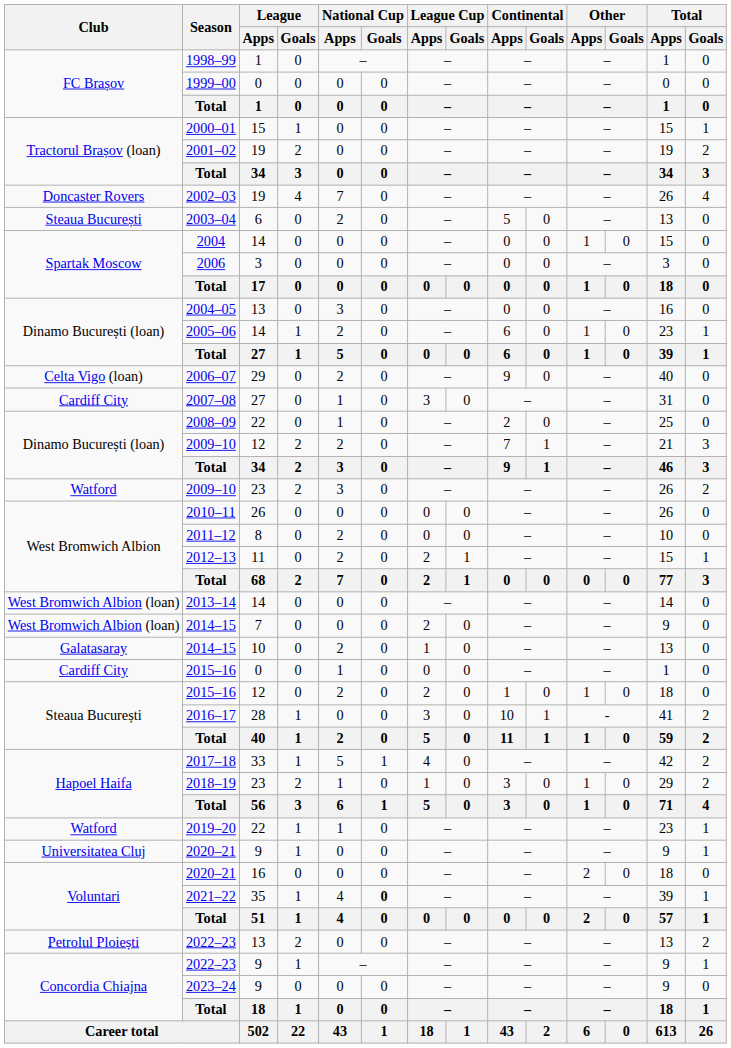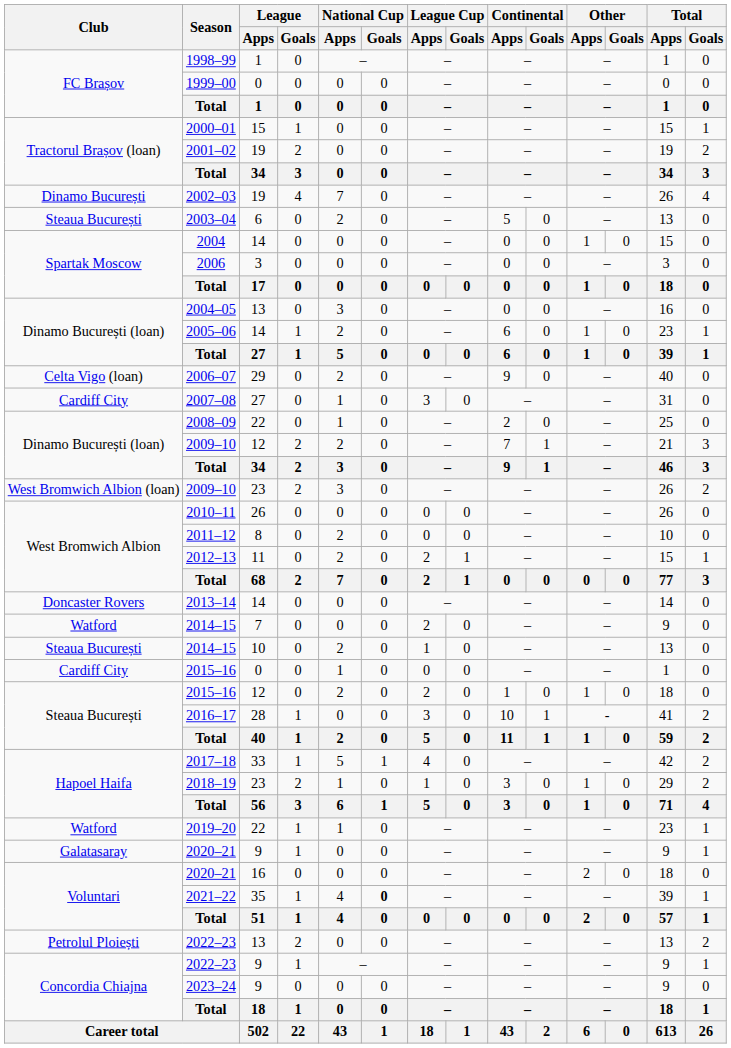(94, 196) Doncaster Rovers -> (94, 196) Dinamo București
(94, 490) Watford -> (94, 490) West Bromwich Albion (loan)
(94, 602) West Bromwich Albion (loan) -> (94, 602) Doncaster Rovers
(94, 625) West Bromwich Albion (loan) -> (94, 625) Watford
(94, 648) Galatasaray -> (94, 648) Steaua București
(94, 851) Universitatea Cluj -> (94, 851) Galatasaray
